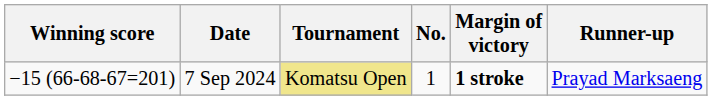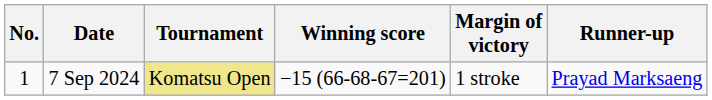columns swapped: (431, 33) <-> (92, 33)
(490, 78) bold -> (487, 78) normal
